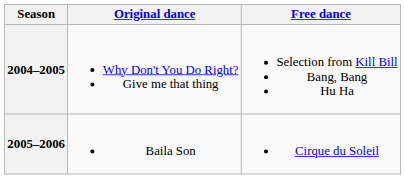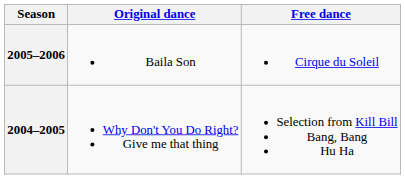rows swapped: (36, 144) <-> (36, 69)
